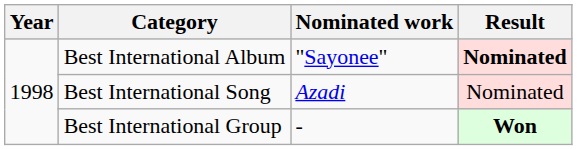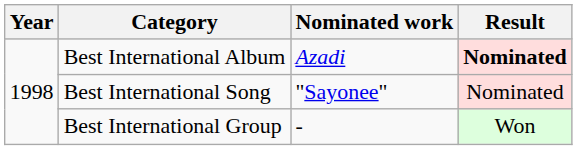(341, 56) "Sayonee" -> (320, 56) Azadi
(320, 91) Azadi -> (341, 91) "Sayonee"
(515, 126) bold -> (515, 126) normal
